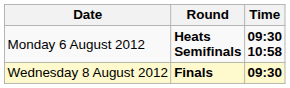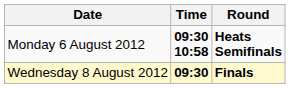columns swapped: (265, 15) <-> (208, 15)
